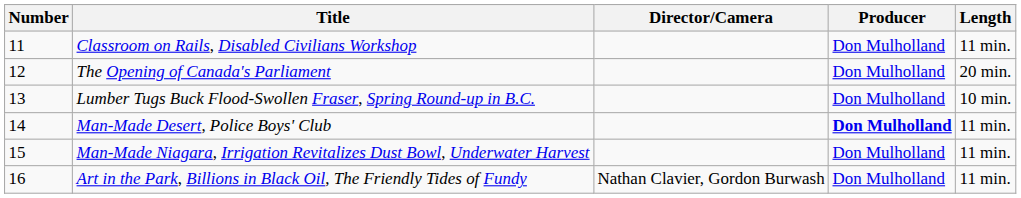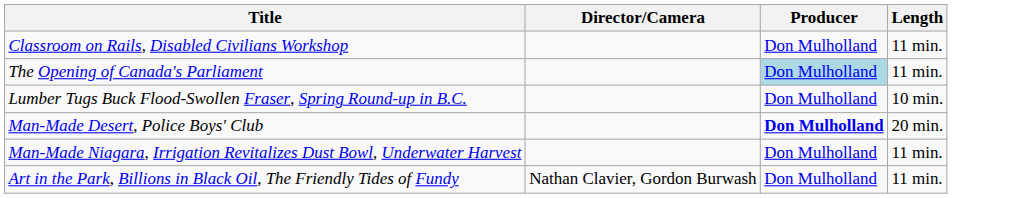- column: (39, 17)
(889, 71) no background -> (821, 71) lightblue background
(985, 71) 20 min. -> (917, 71) 11 min.
(985, 125) 11 min. -> (917, 125) 20 min.
